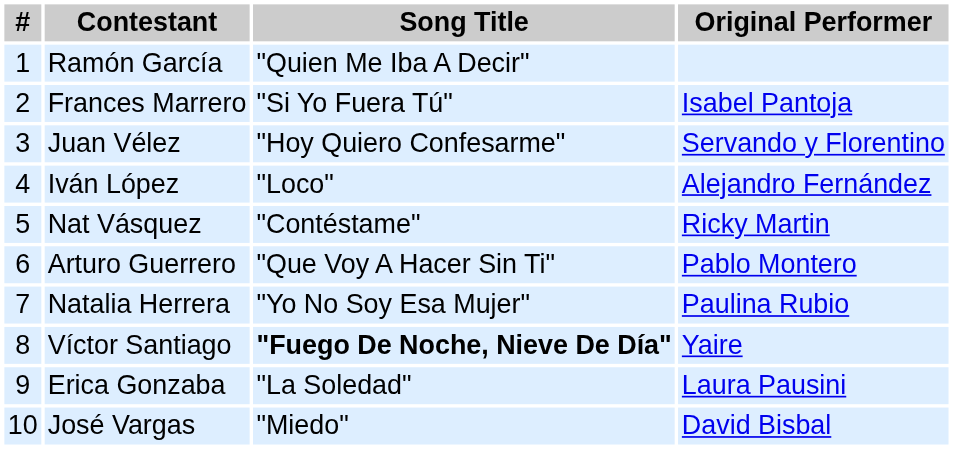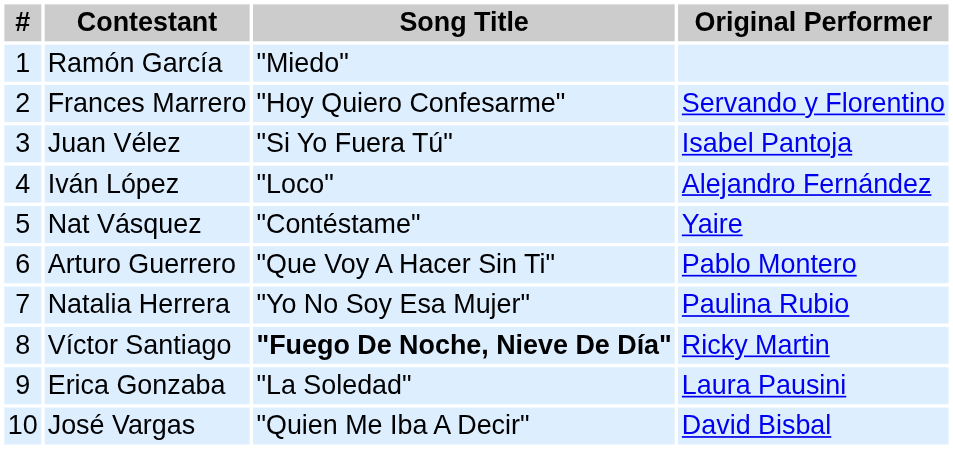(393, 62) "Quien Me Iba A Decir" -> (303, 62) "Miedo"
(355, 103) "Si Yo Fuera Tú" -> (411, 103) "Hoy Quiero Confesarme"
(767, 103) Isabel Pantoja -> (813, 103) Servando y Florentino
(411, 143) "Hoy Quiero Confesarme" -> (355, 143) "Si Yo Fuera Tú"
(813, 143) Servando y Florentino -> (767, 143) Isabel Pantoja
(756, 224) Ricky Martin -> (712, 224) Yaire
(712, 345) Yaire -> (756, 345) Ricky Martin
(303, 425) "Miedo" -> (393, 425) "Quien Me Iba A Decir"
